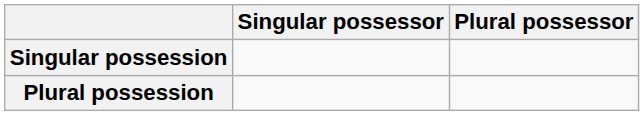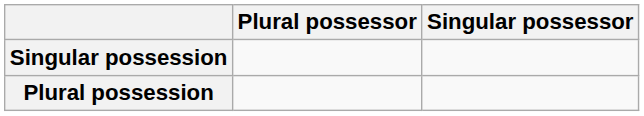columns swapped: (341, 22) <-> (544, 22)
